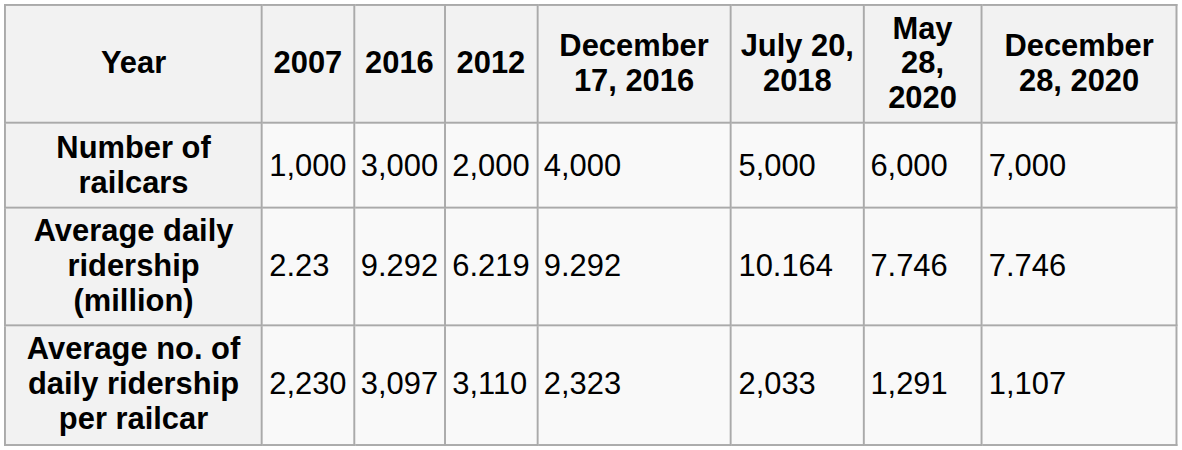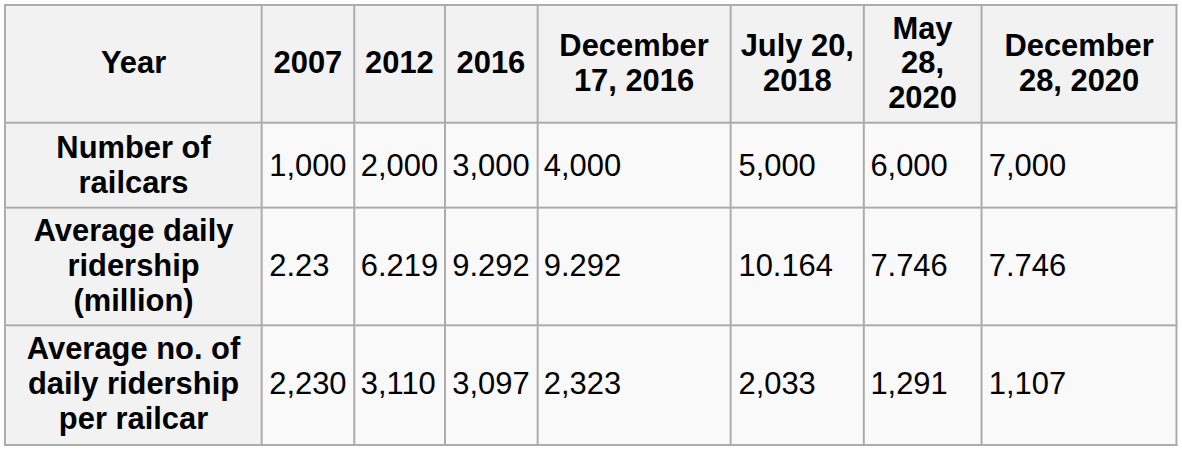columns swapped: (491, 63) <-> (399, 63)
